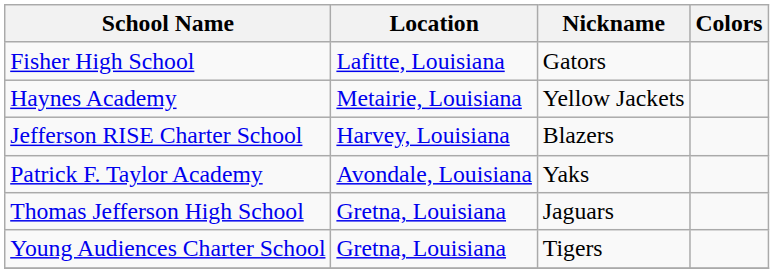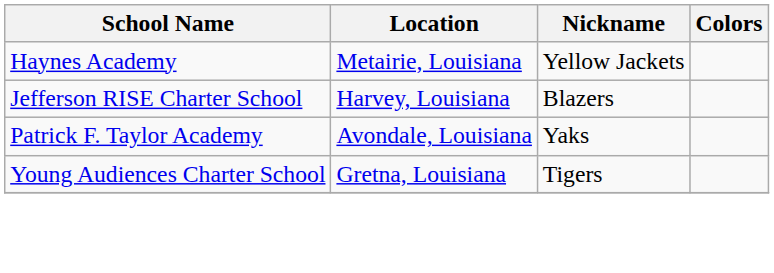- row: (102, 60)
- row: (157, 211)
